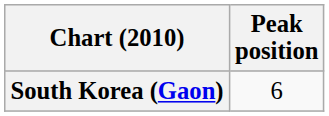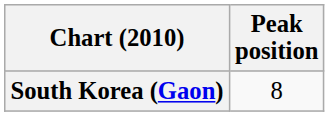(277, 90) 6 -> (277, 90) 8
